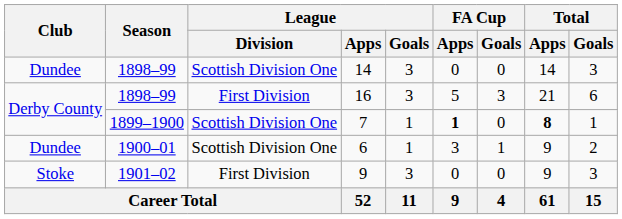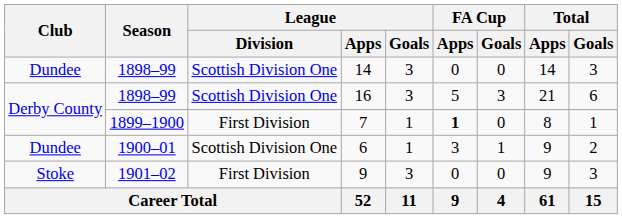(264, 95) First Division -> (264, 95) Scottish Division One
(264, 122) Scottish Division One -> (264, 122) First Division
(547, 122) bold -> (547, 122) normal
